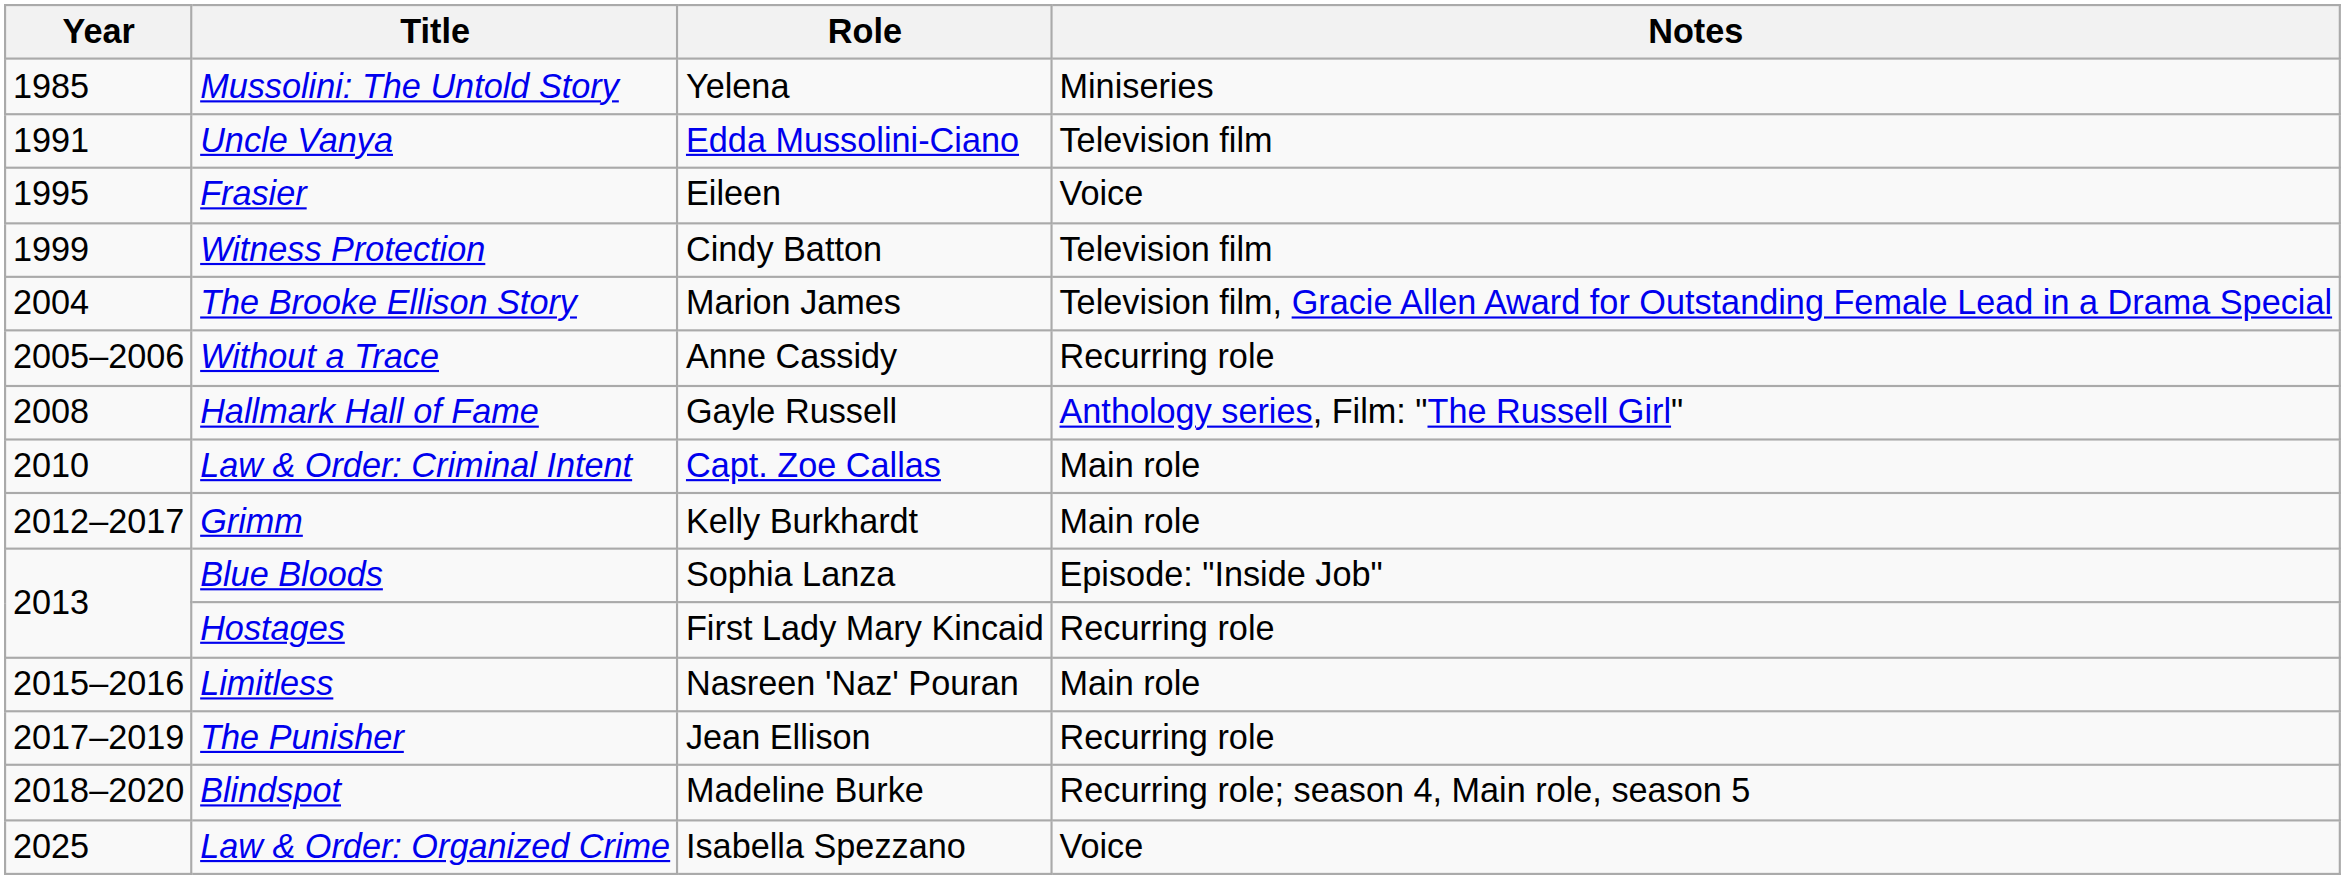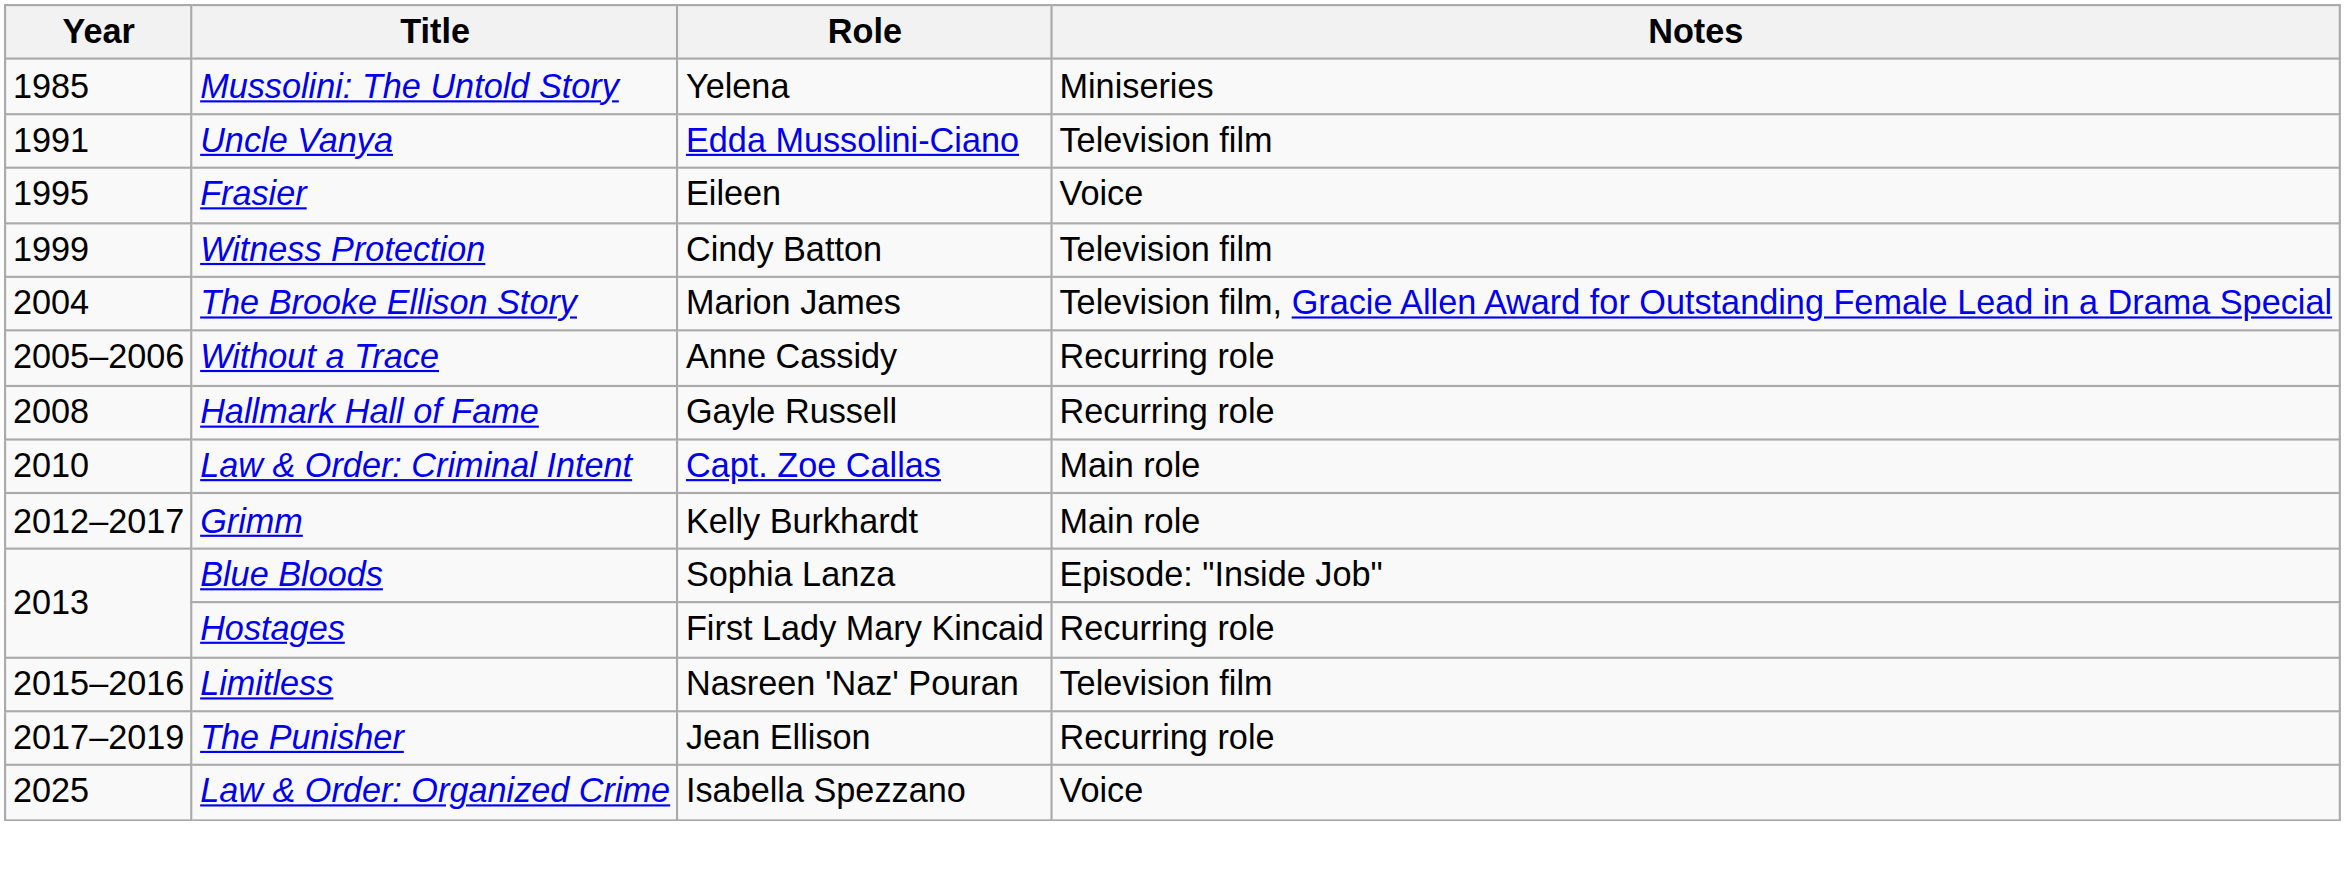(1371, 411) Anthology series, Film: "The Russell Girl" -> (1167, 411) Recurring role
(1130, 683) Main role -> (1166, 683) Television film
- row: (271, 791)
